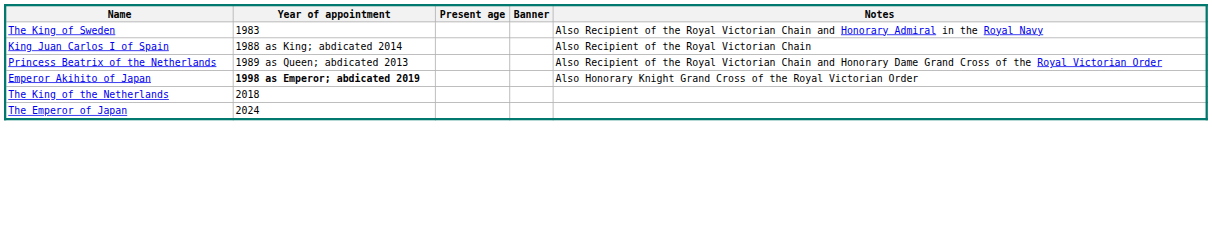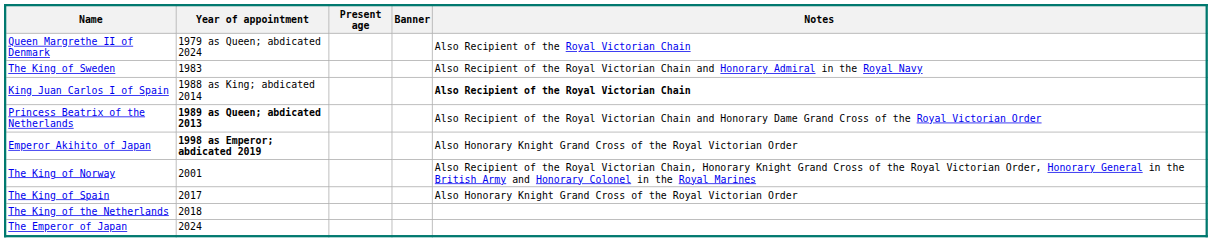+ row: (71, 47)
(683, 46) normal -> (563, 91) bold
(322, 62) normal -> (250, 118) bold
+ row: (62, 173)
+ row: (59, 195)
